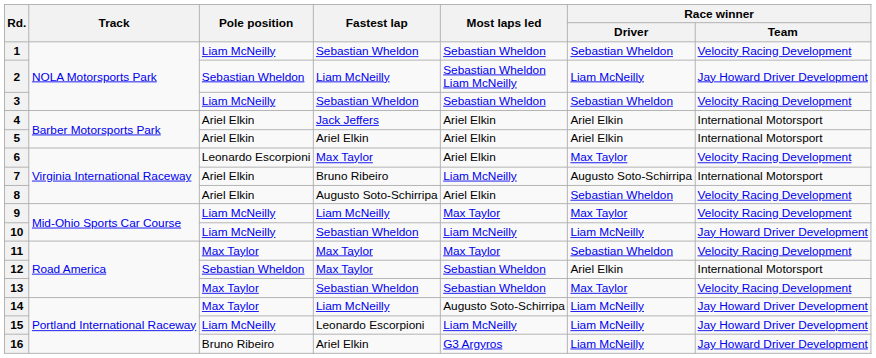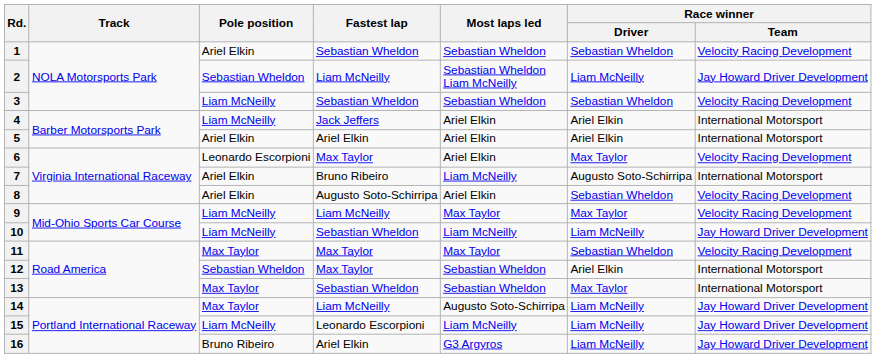(239, 51) Liam McNeilly -> (228, 51) Ariel Elkin
(228, 120) Ariel Elkin -> (239, 120) Liam McNeilly
(775, 288) Velocity Racing Development -> (760, 288) International Motorsport
